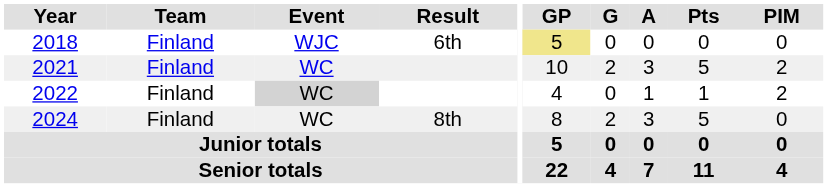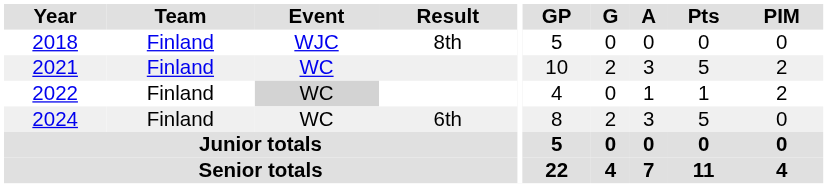(448, 42) 6th -> (448, 42) 8th
(557, 42) khaki background -> (557, 42) no background
(448, 119) 8th -> (448, 119) 6th
